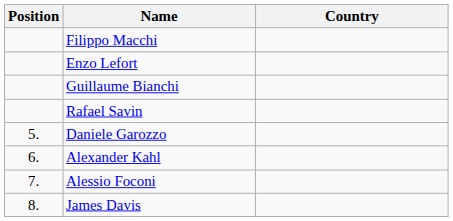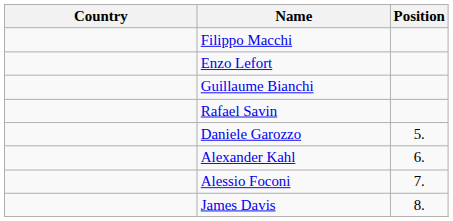columns swapped: (34, 16) <-> (352, 16)
